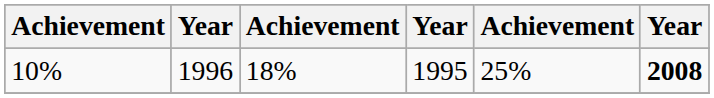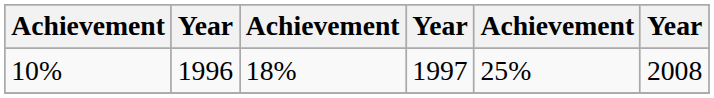(440, 70) 1995 -> (440, 70) 1997
(675, 70) bold -> (675, 70) normal
